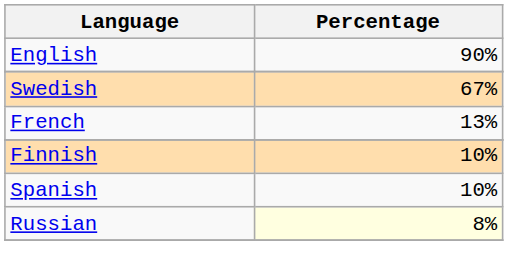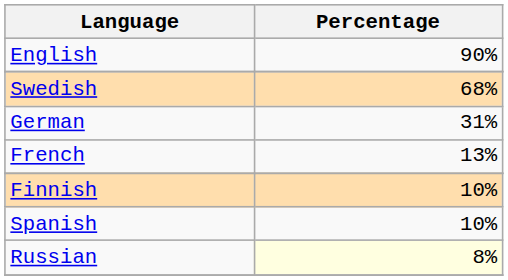(479, 89) 67% -> (479, 89) 68%
+ row: (48, 123)
